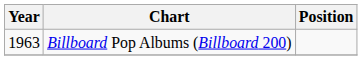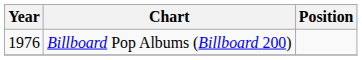(24, 42) 1963 -> (24, 42) 1976
